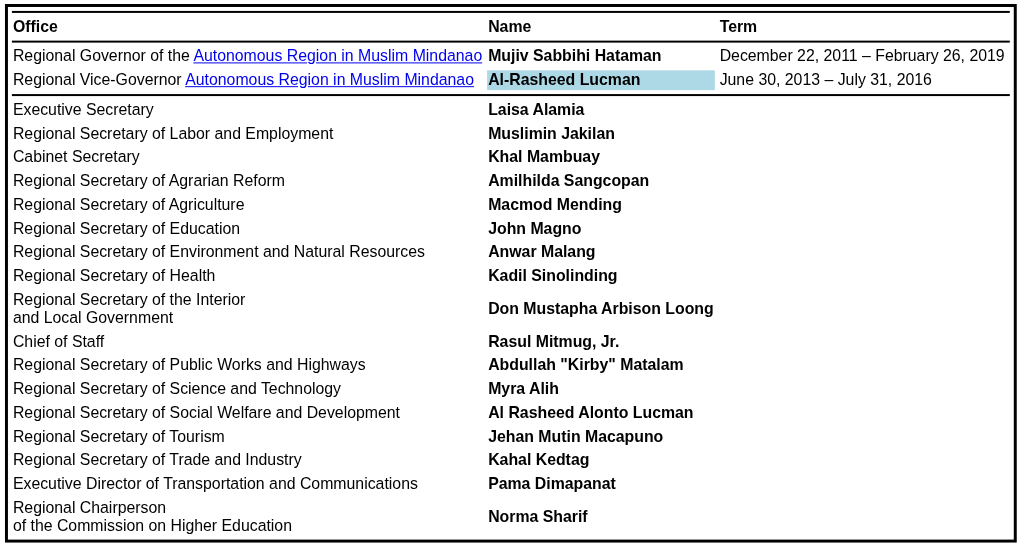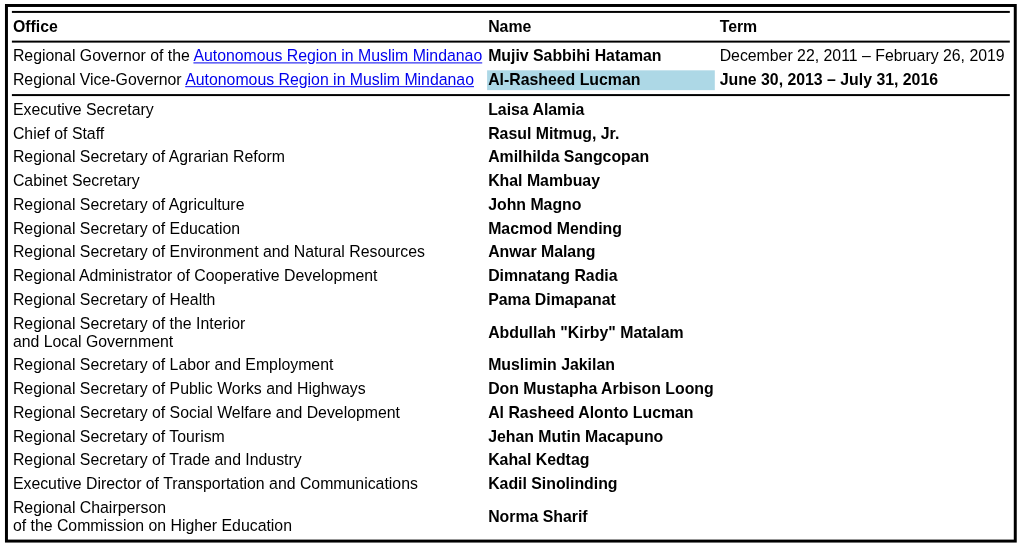(826, 80) normal -> (829, 80) bold
rows swapped: (59, 341) <-> (173, 133)
rows swapped: (76, 157) <-> (149, 181)
(555, 204) Macmod Mending -> (535, 204) John Magno
(535, 228) John Magno -> (555, 228) Macmod Mending
+ row: (195, 276)
(553, 276) Kadil Sinolinding -> (552, 300) Pama Dimapanat
(601, 308) Don Mustapha Arbison Loong -> (586, 332) Abdullah "Kirby" Matalam
(586, 365) Abdullah "Kirby" Matalam -> (601, 389) Don Mustapha Arbison Loong
- row: (177, 389)
(552, 484) Pama Dimapanat -> (553, 484) Kadil Sinolinding
